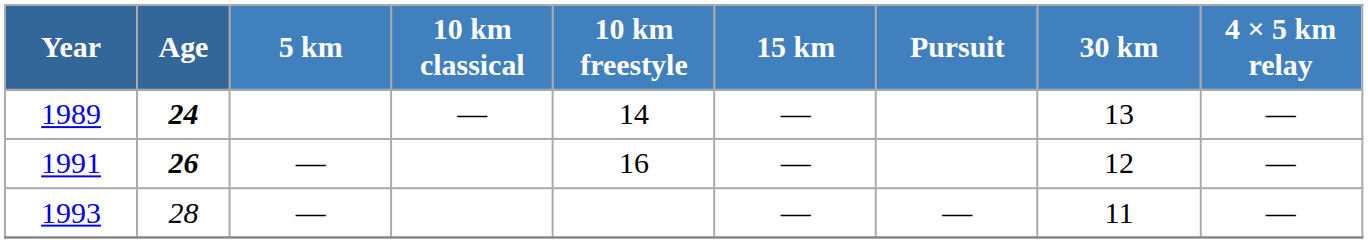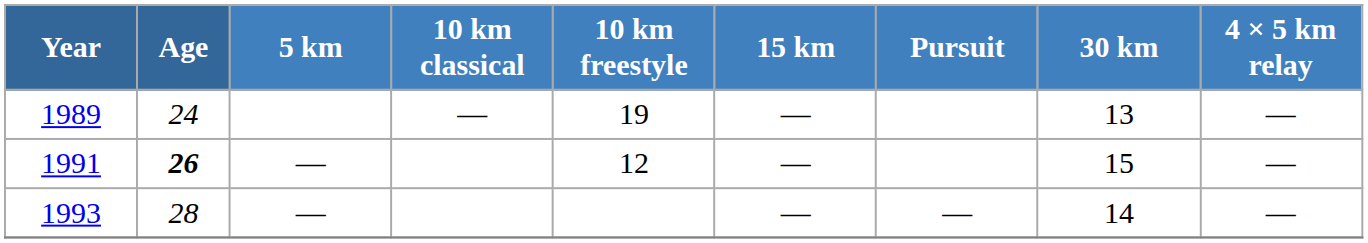(183, 114) bold -> (183, 114) normal
(634, 114) 14 -> (634, 114) 19
(634, 163) 16 -> (634, 163) 12
(1119, 163) 12 -> (1119, 163) 15
(1119, 212) 11 -> (1119, 212) 14
